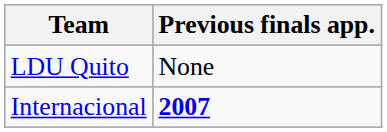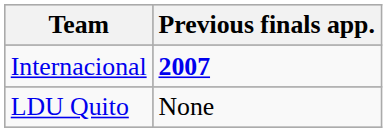rows swapped: (79, 106) <-> (70, 65)
